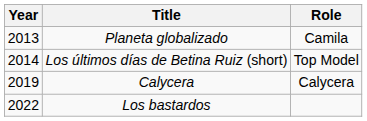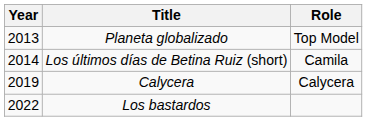(326, 37) Camila -> (326, 37) Top Model
(326, 60) Top Model -> (326, 60) Camila
